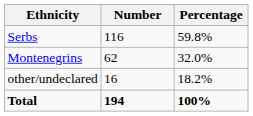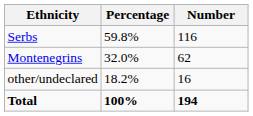columns swapped: (138, 15) <-> (211, 15)
